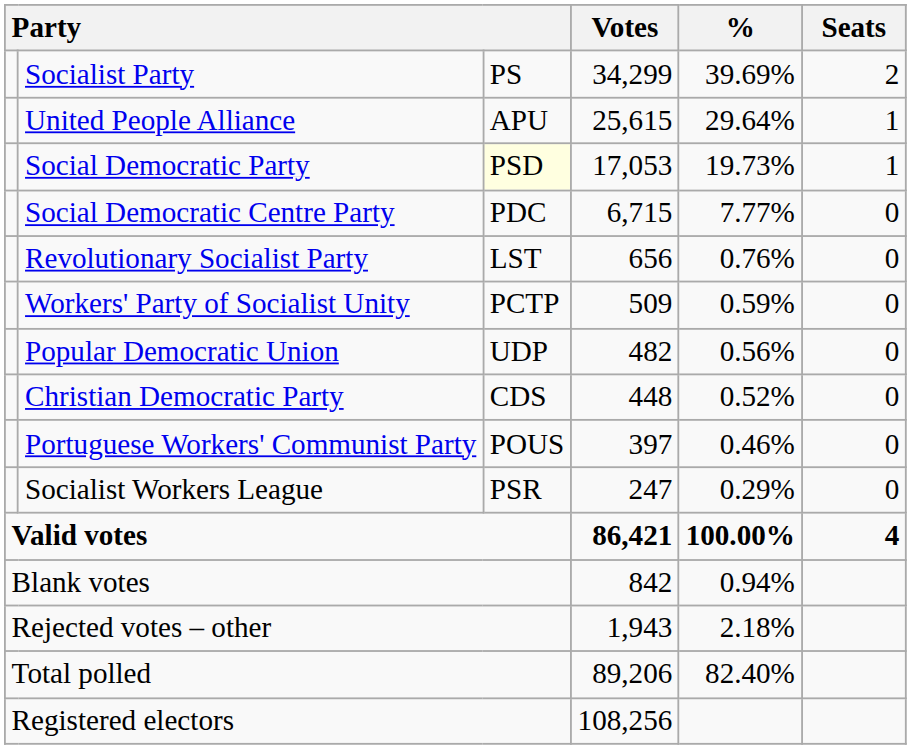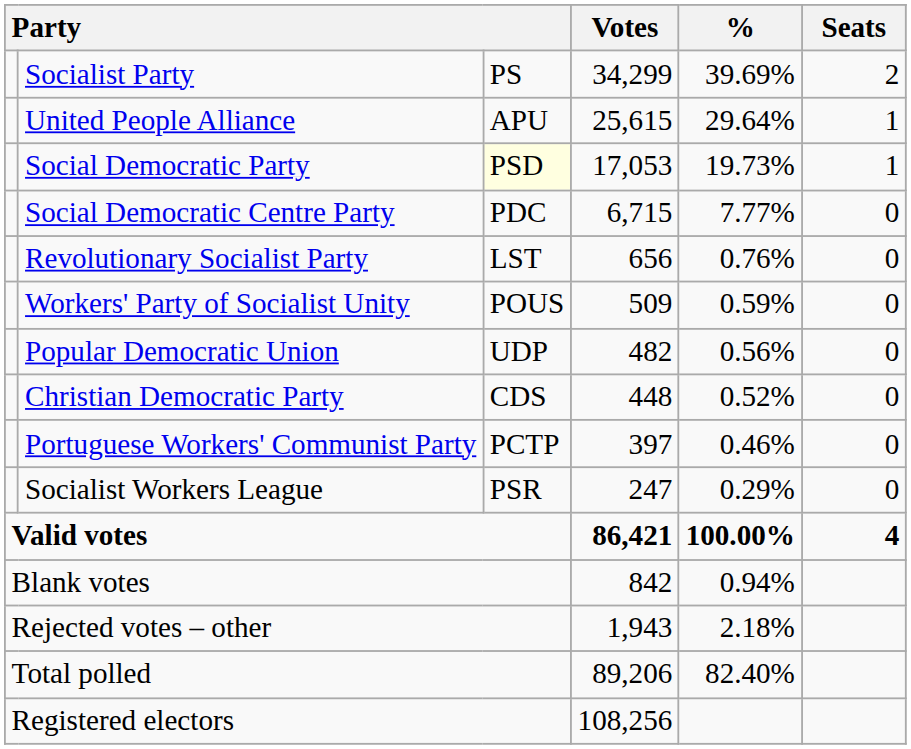(525, 304) PCTP -> (527, 304) POUS
(527, 443) POUS -> (525, 443) PCTP
